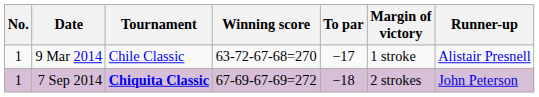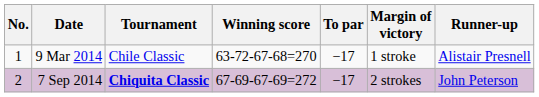(18, 80) 1 -> (18, 80) 2
(343, 80) −18 -> (343, 80) −17
